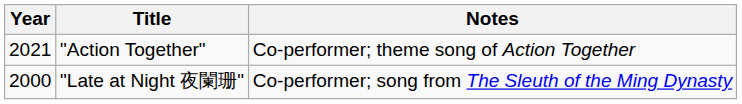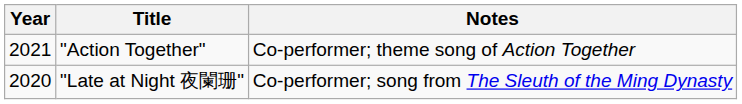(30, 81) 2000 -> (30, 81) 2020
